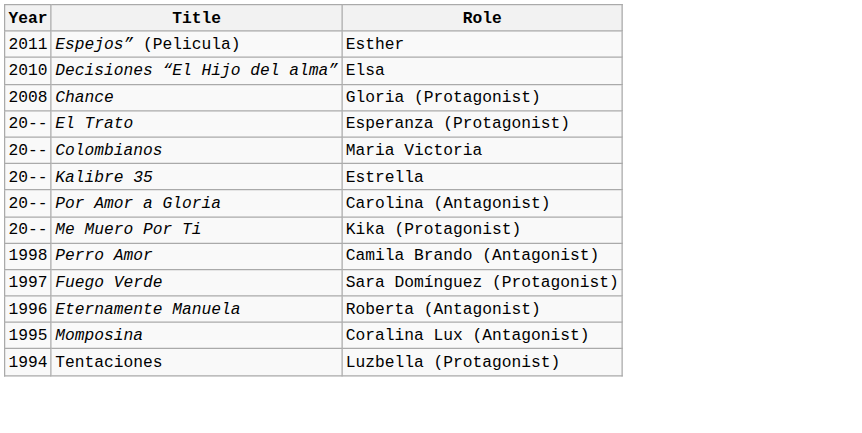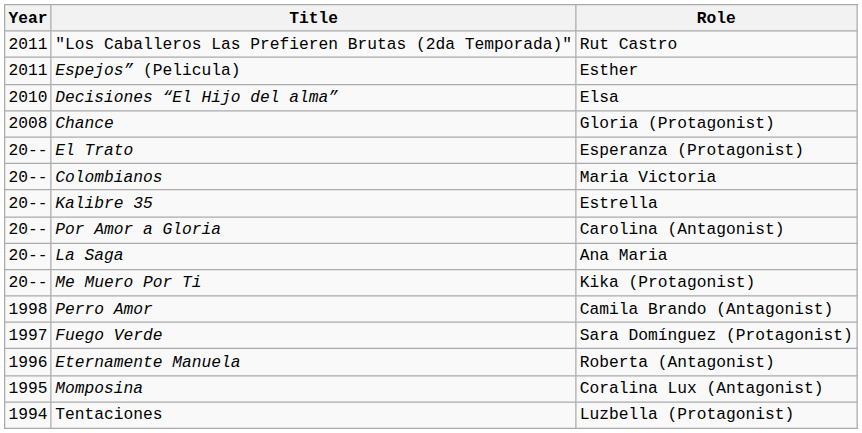+ row: (314, 44)
+ row: (89, 256)
